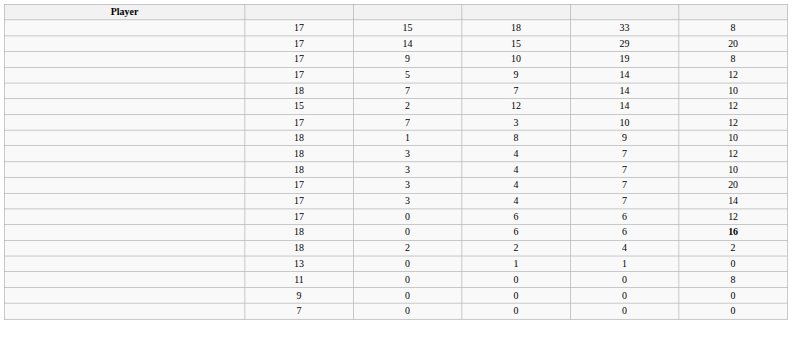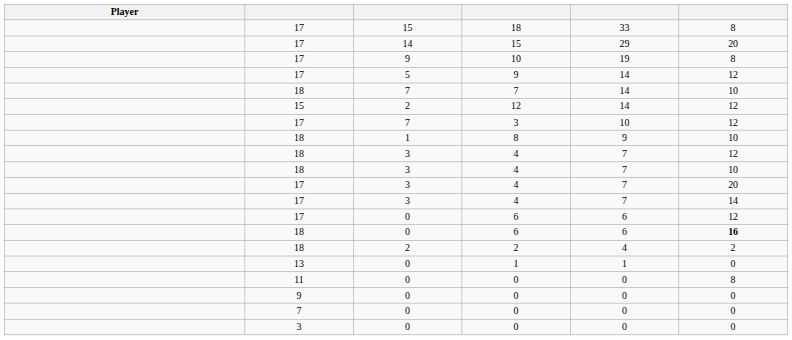+ row: (299, 327)
